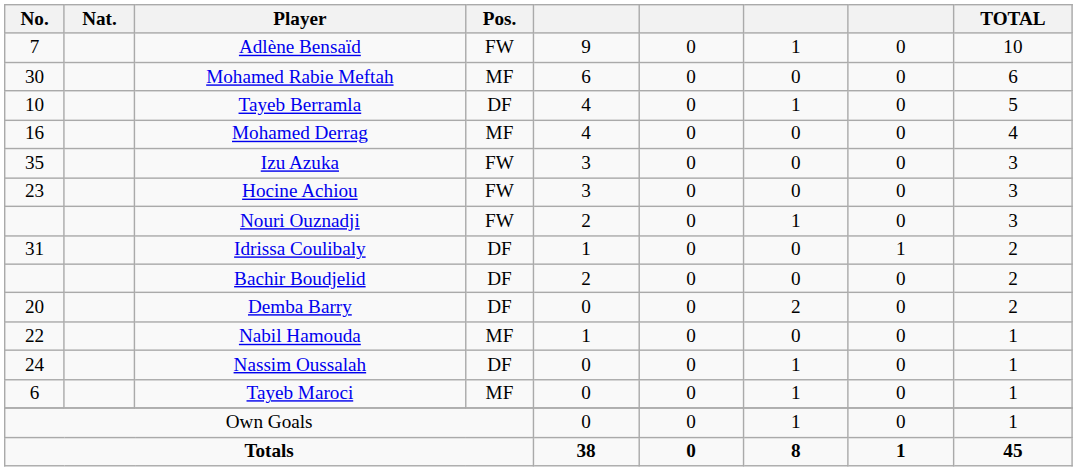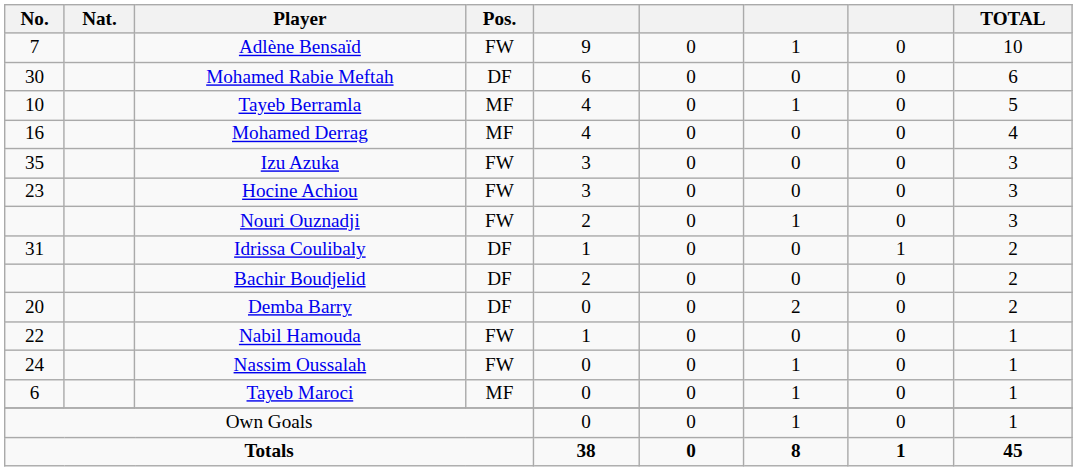(499, 76) MF -> (499, 76) DF
(499, 104) DF -> (499, 104) MF
(499, 335) MF -> (499, 335) FW
(499, 364) DF -> (499, 364) FW
